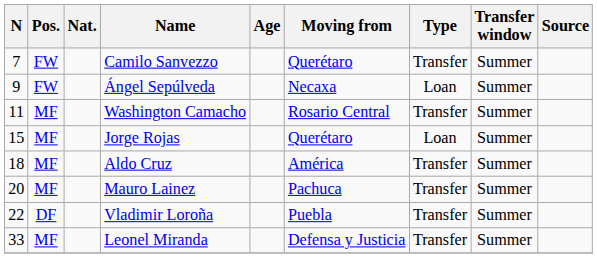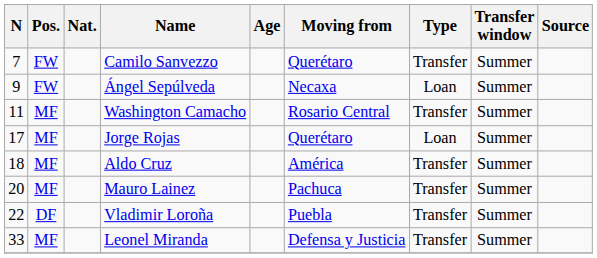(16, 138) 15 -> (16, 138) 17
